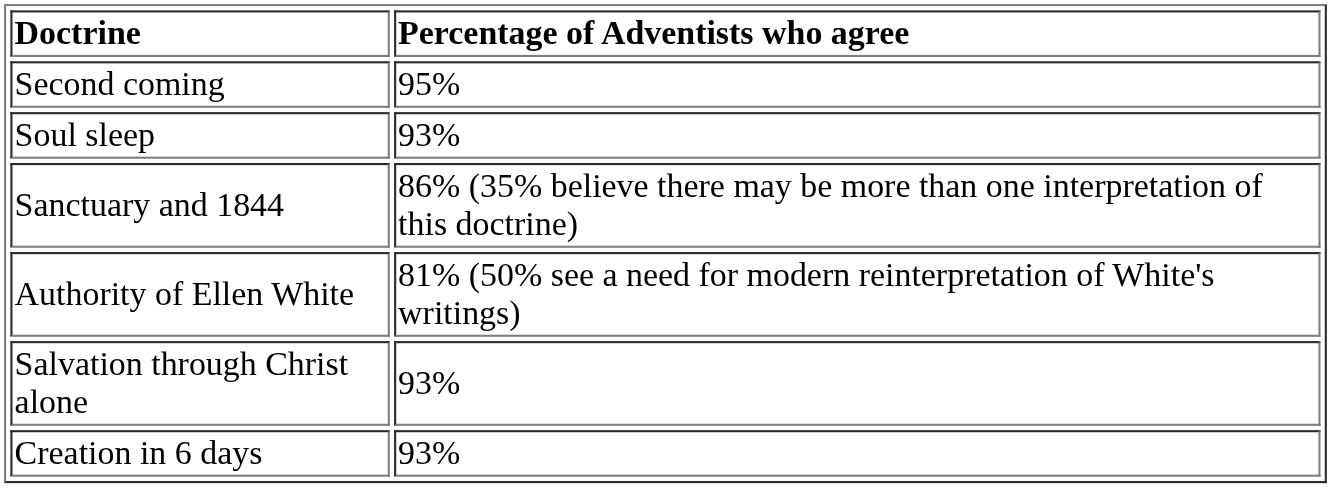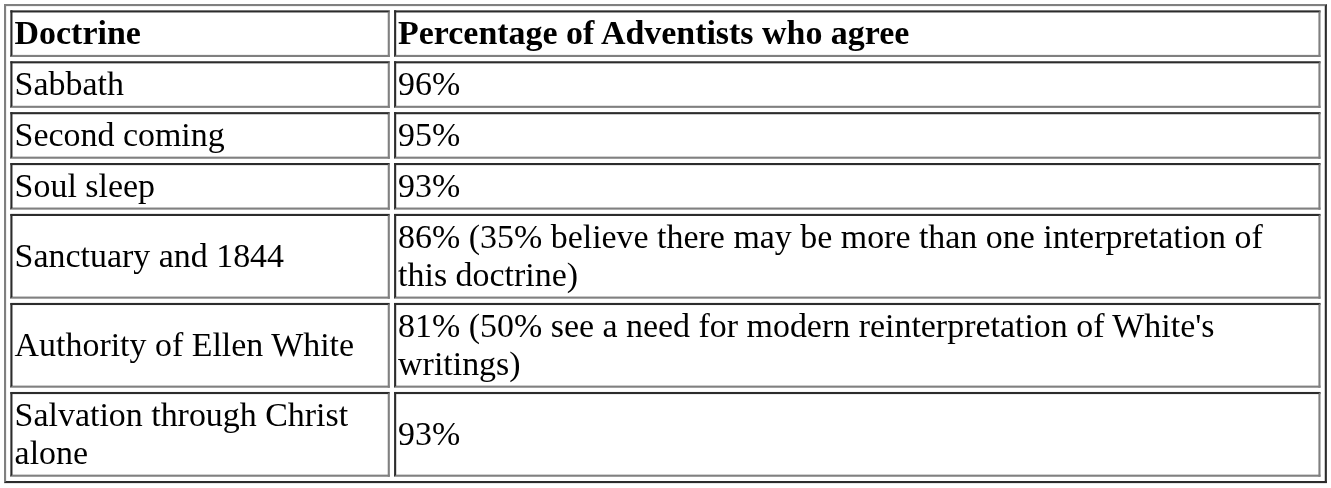+ row: (69, 83)
- row: (138, 452)
